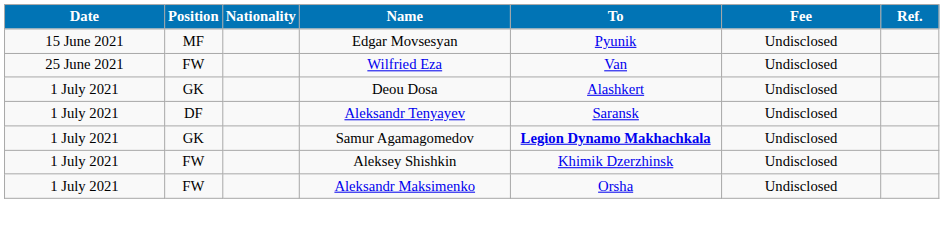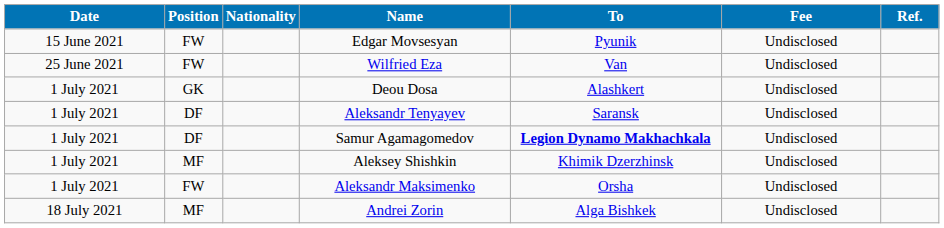(193, 41) MF -> (193, 41) FW
(193, 138) GK -> (193, 138) DF
(193, 162) FW -> (193, 162) MF
+ row: (405, 210)
